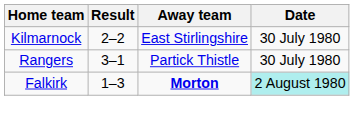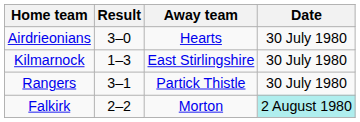+ row: (49, 38)
(113, 38) 2–2 -> (119, 60) 1–3
(113, 83) 1–3 -> (119, 106) 2–2
(195, 83) bold -> (201, 106) normal
